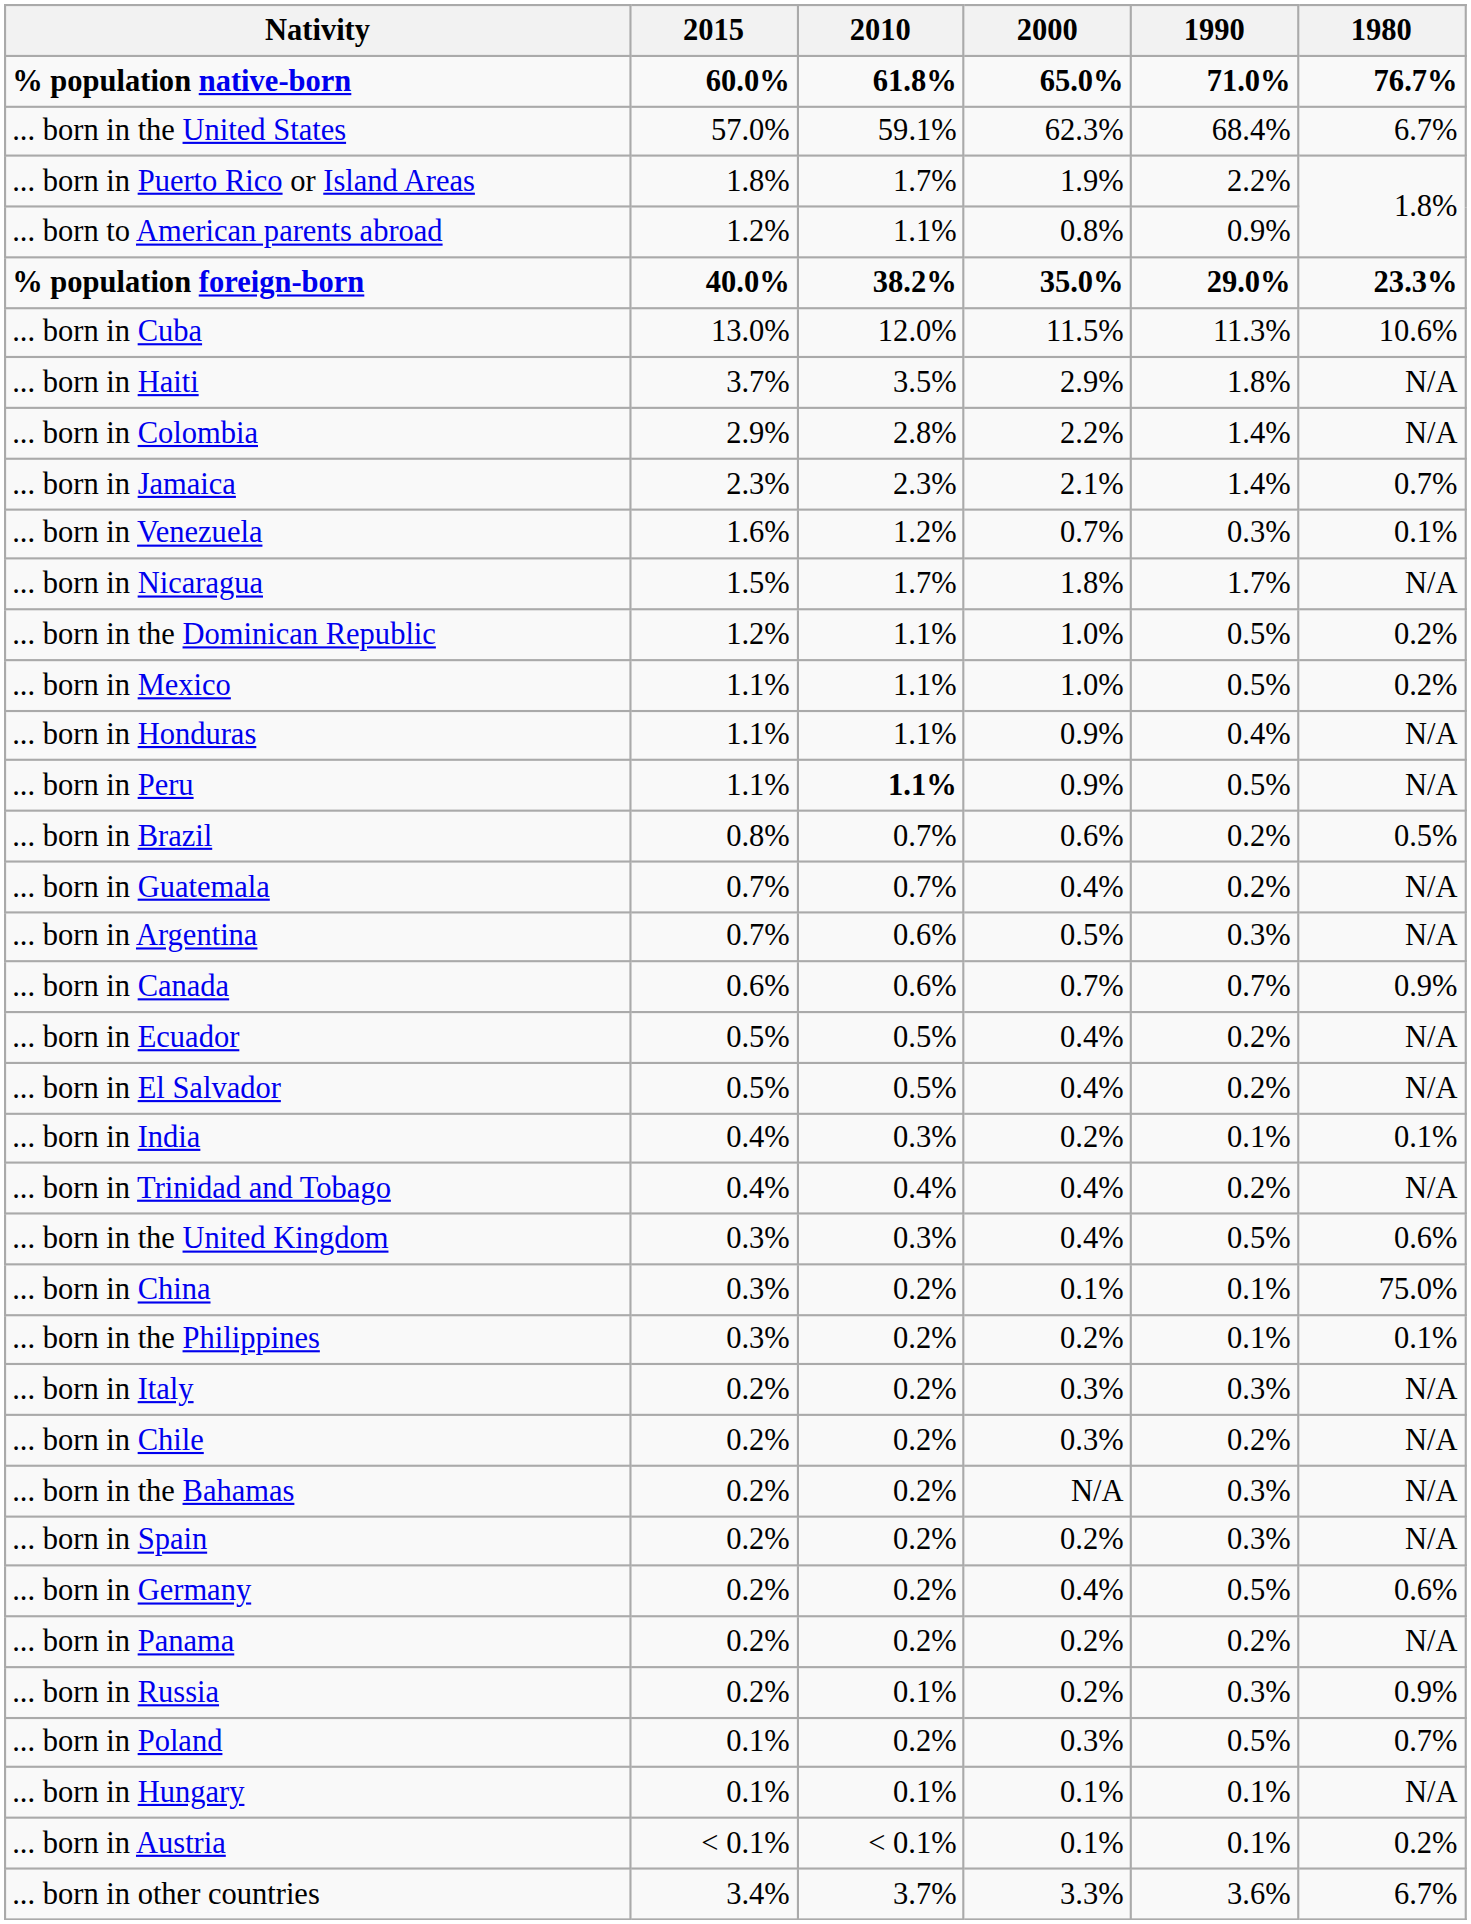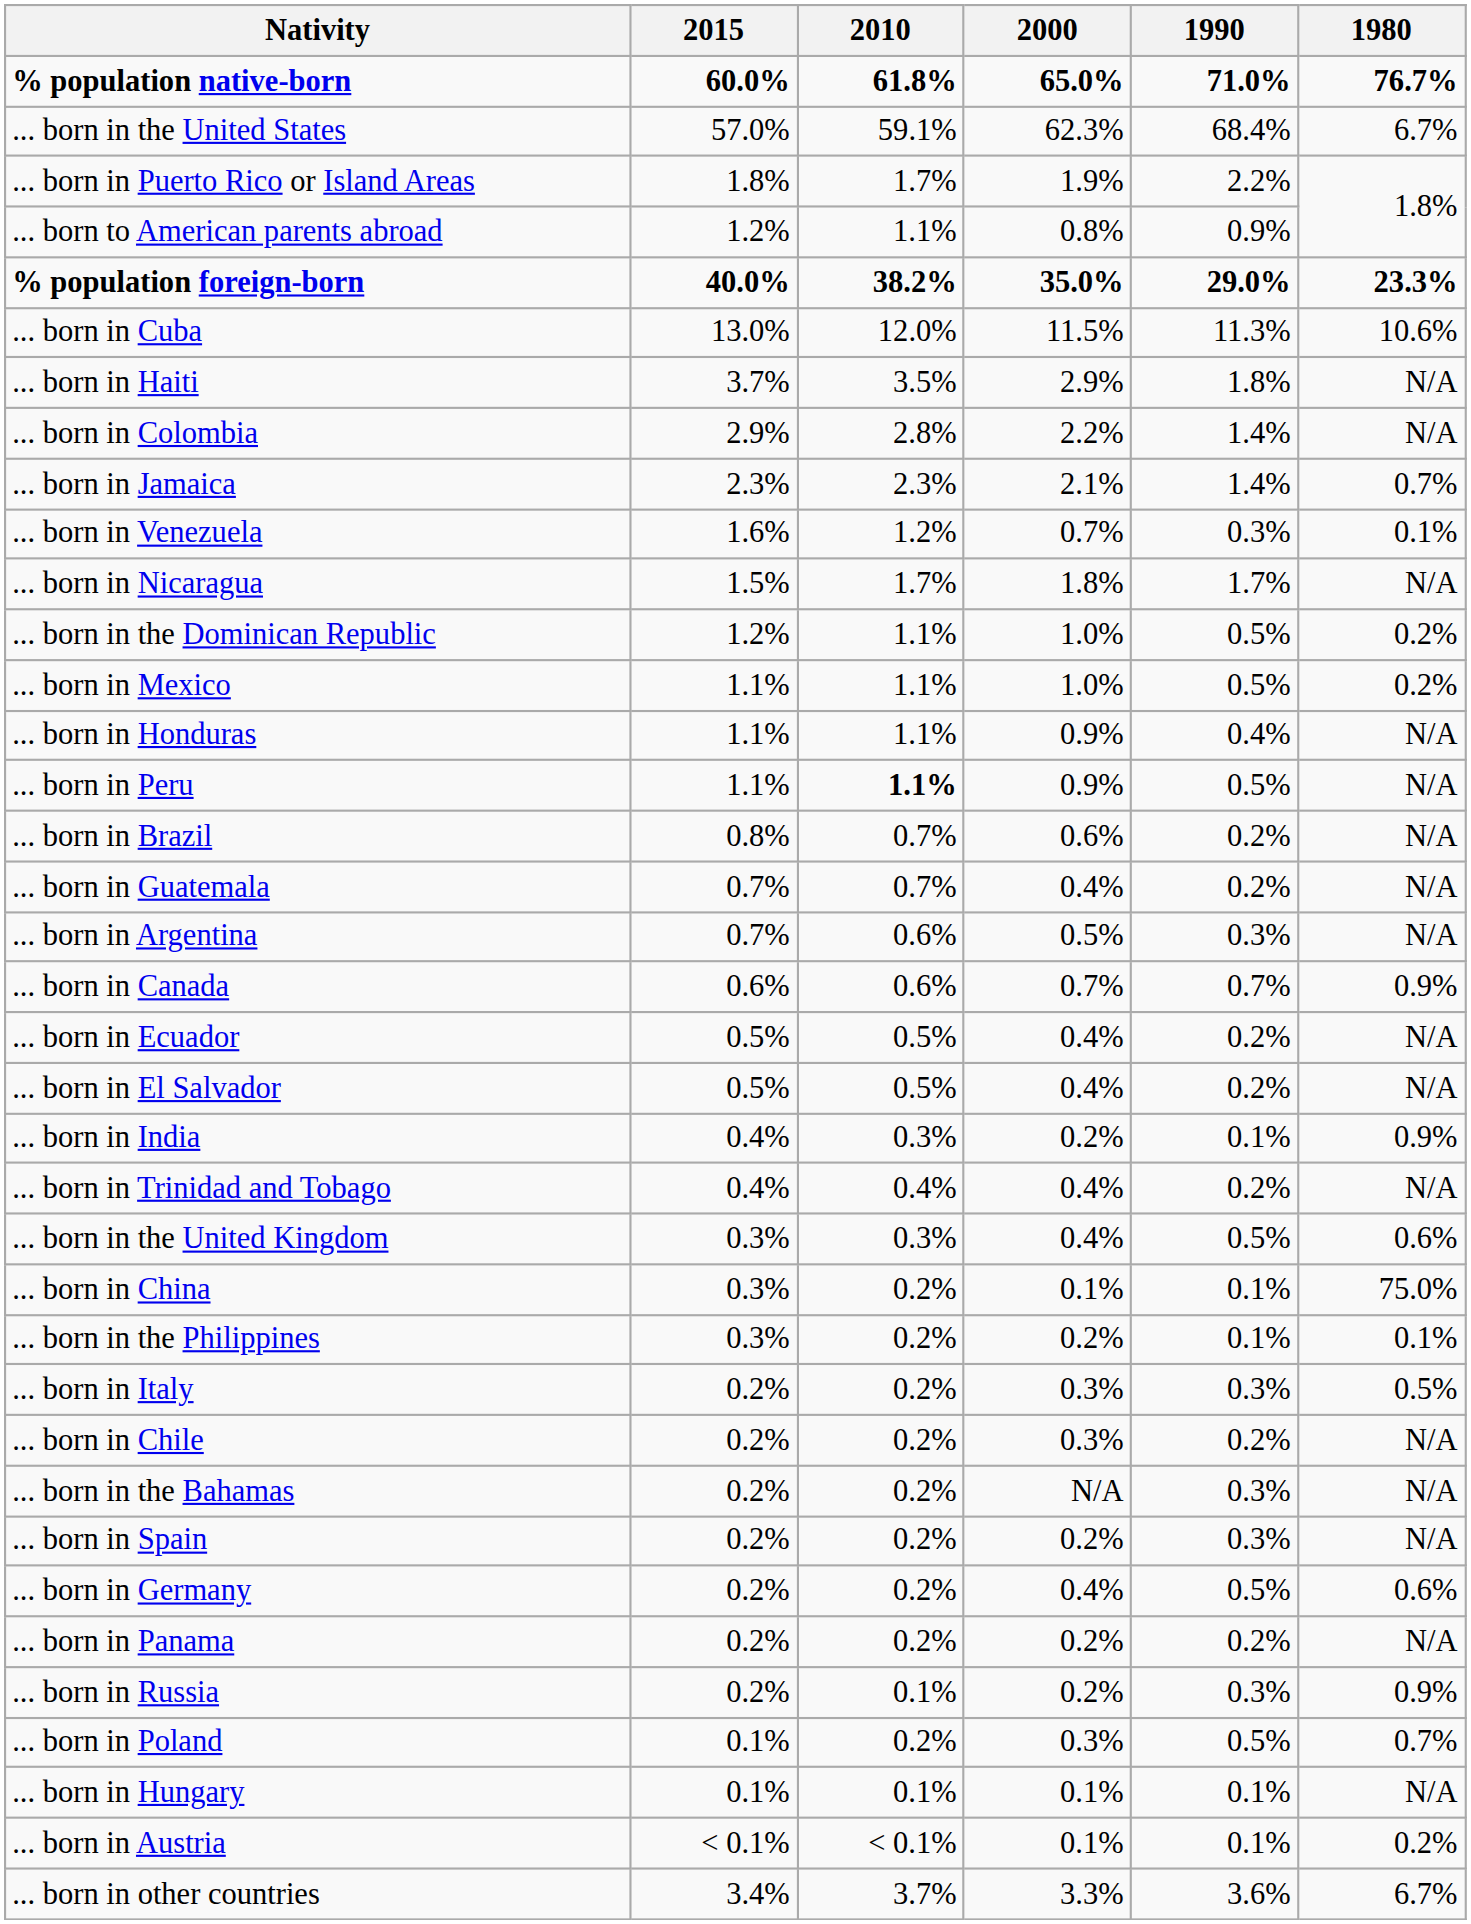(1426, 835) 0.5% -> (1431, 835) N/A
(1426, 1137) 0.1% -> (1426, 1137) 0.9%
(1431, 1389) N/A -> (1426, 1389) 0.5%
